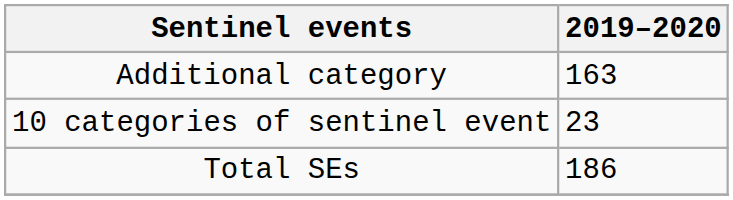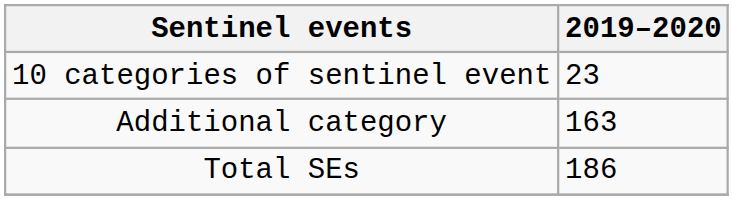rows swapped: (282, 123) <-> (282, 76)
